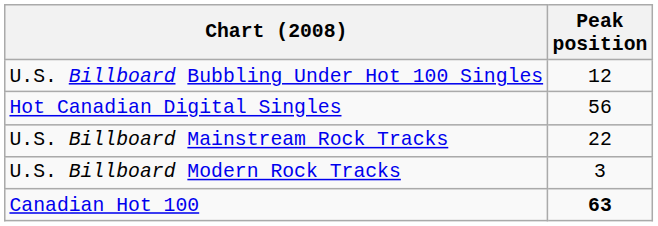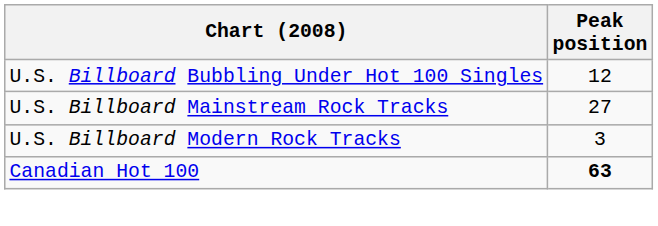- row: (175, 108)
(600, 140) 22 -> (600, 108) 27
